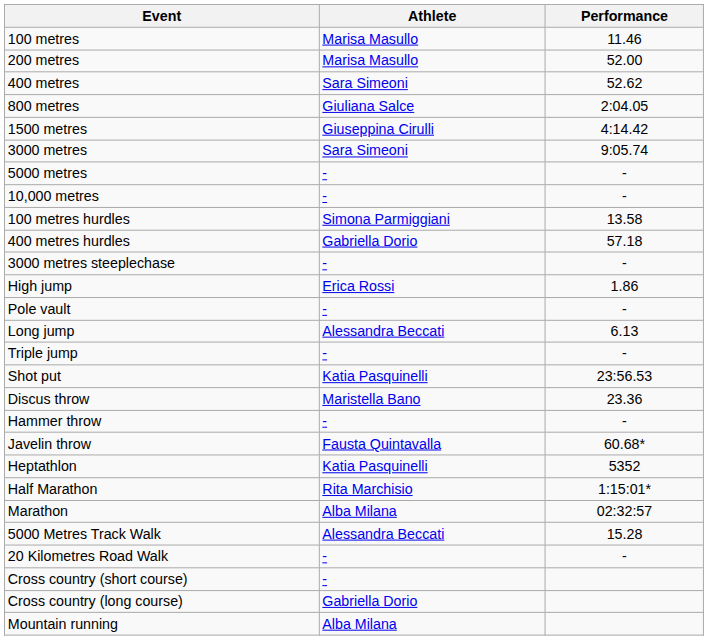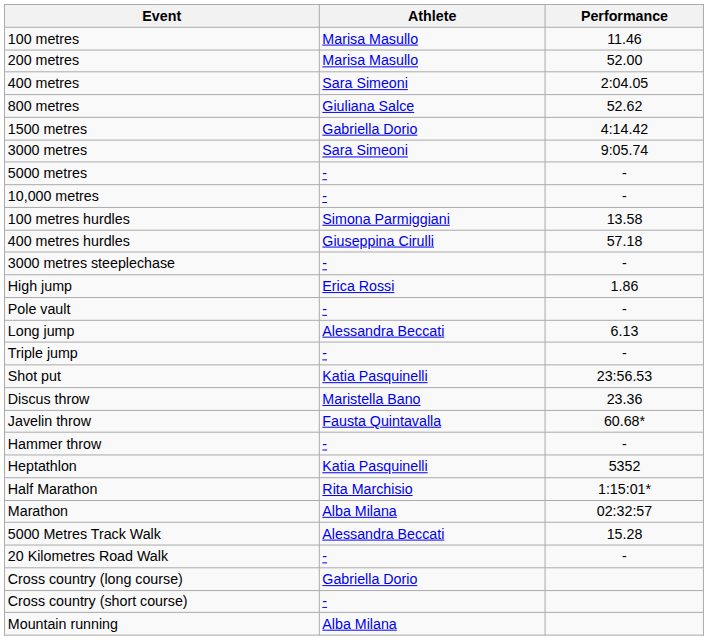(624, 84) 52.62 -> (624, 84) 2:04.05
(624, 106) 2:04.05 -> (624, 106) 52.62
(378, 129) Giuseppina Cirulli -> (370, 129) Gabriella Dorio
(370, 241) Gabriella Dorio -> (378, 241) Giuseppina Cirulli
rows swapped: (55, 422) <-> (49, 444)
rows swapped: (95, 602) <-> (98, 579)
